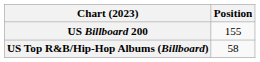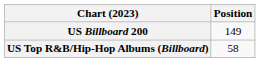(233, 31) 155 -> (233, 31) 149
